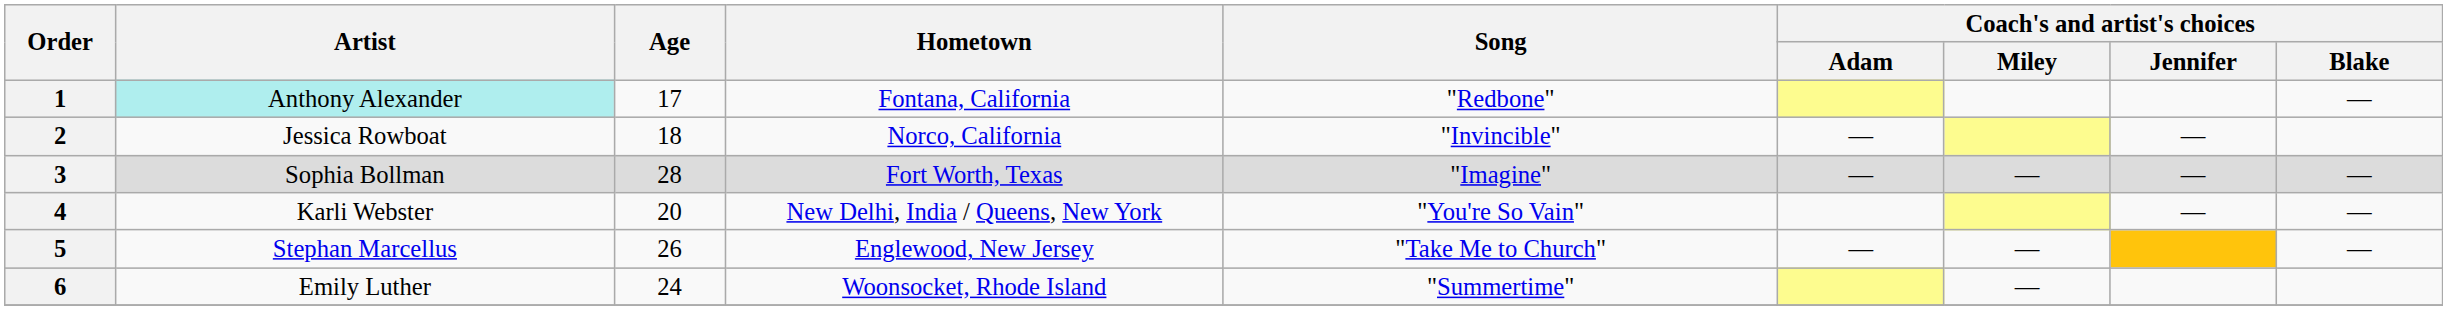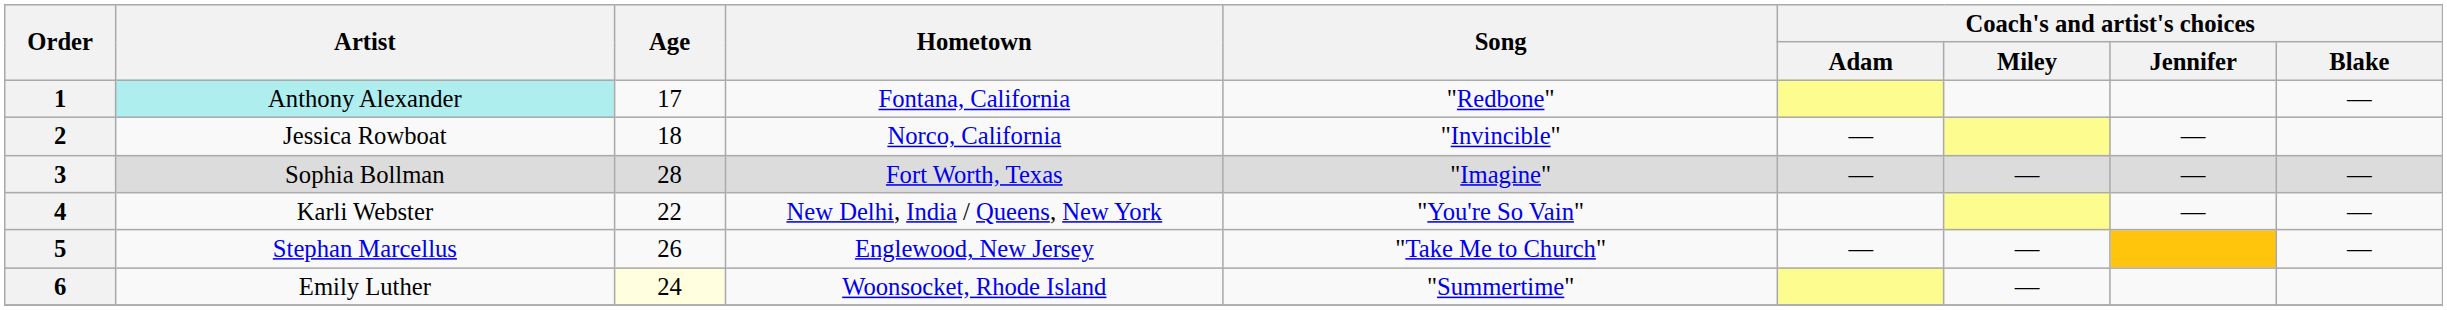(670, 211) 20 -> (670, 211) 22
(670, 286) no background -> (670, 286) lightyellow background
